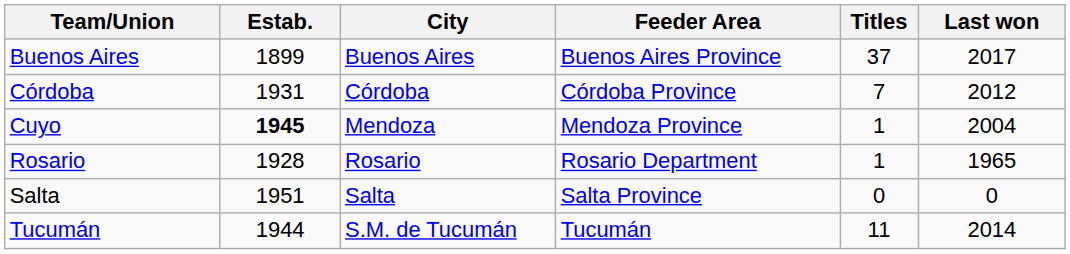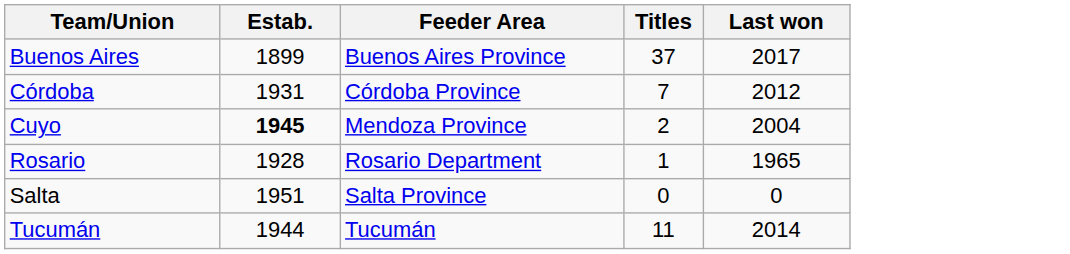- column: (448, 21)
(879, 126) 1 -> (663, 126) 2
